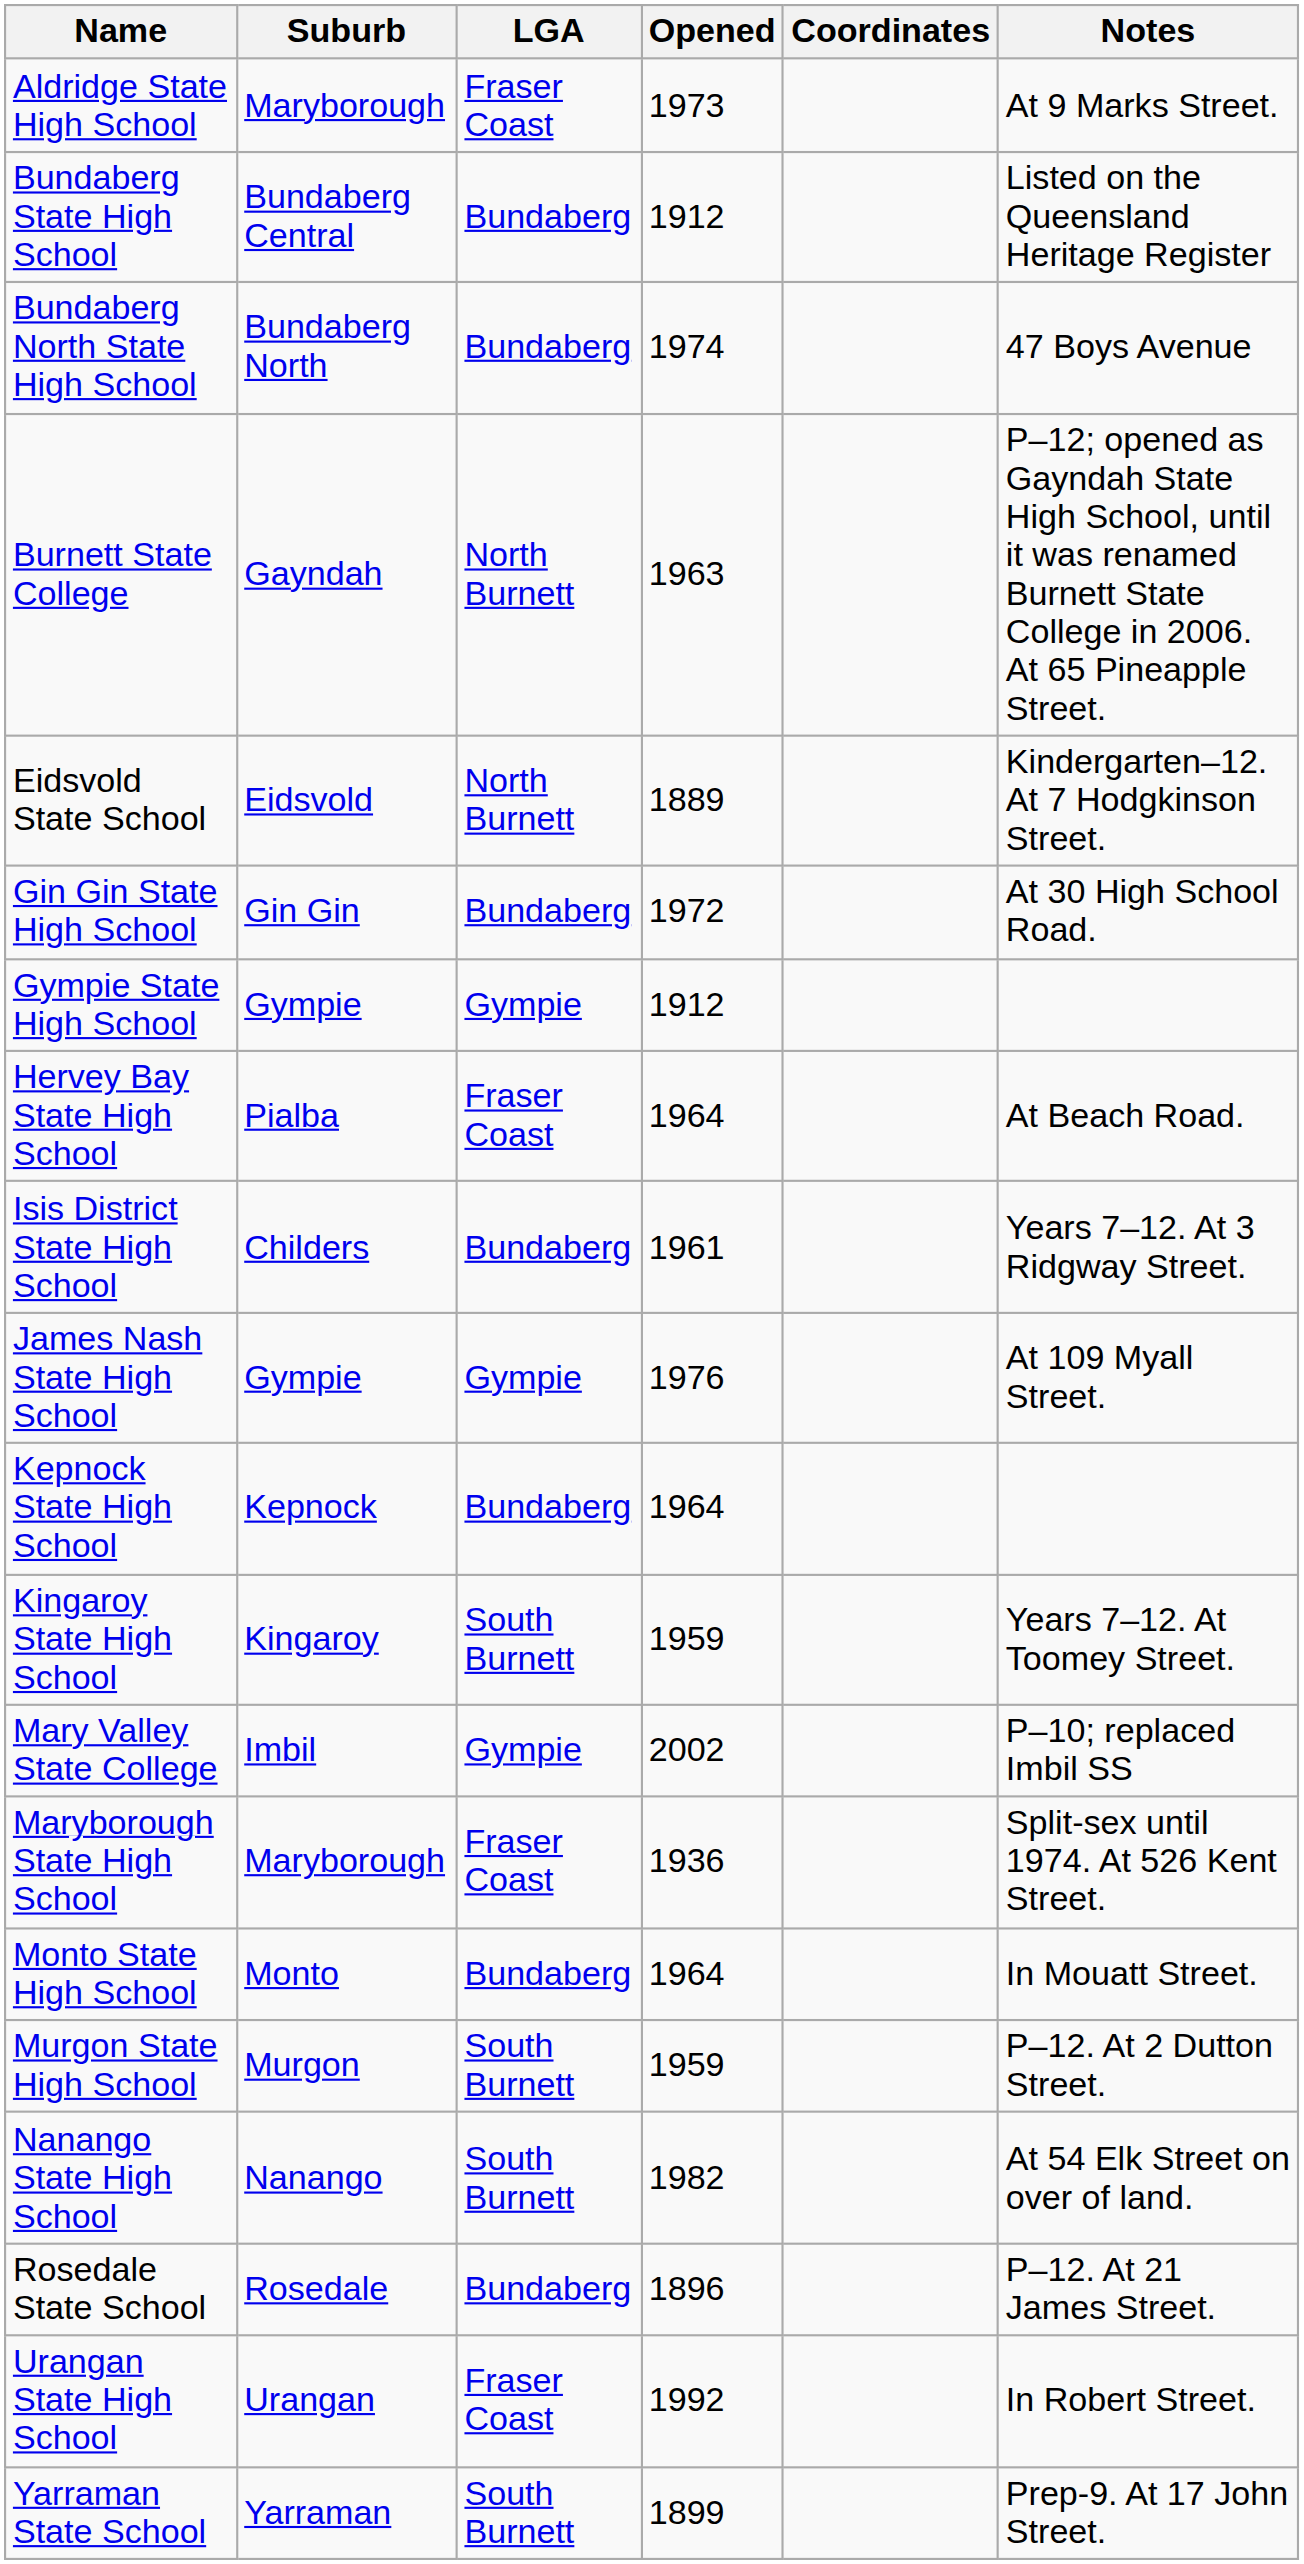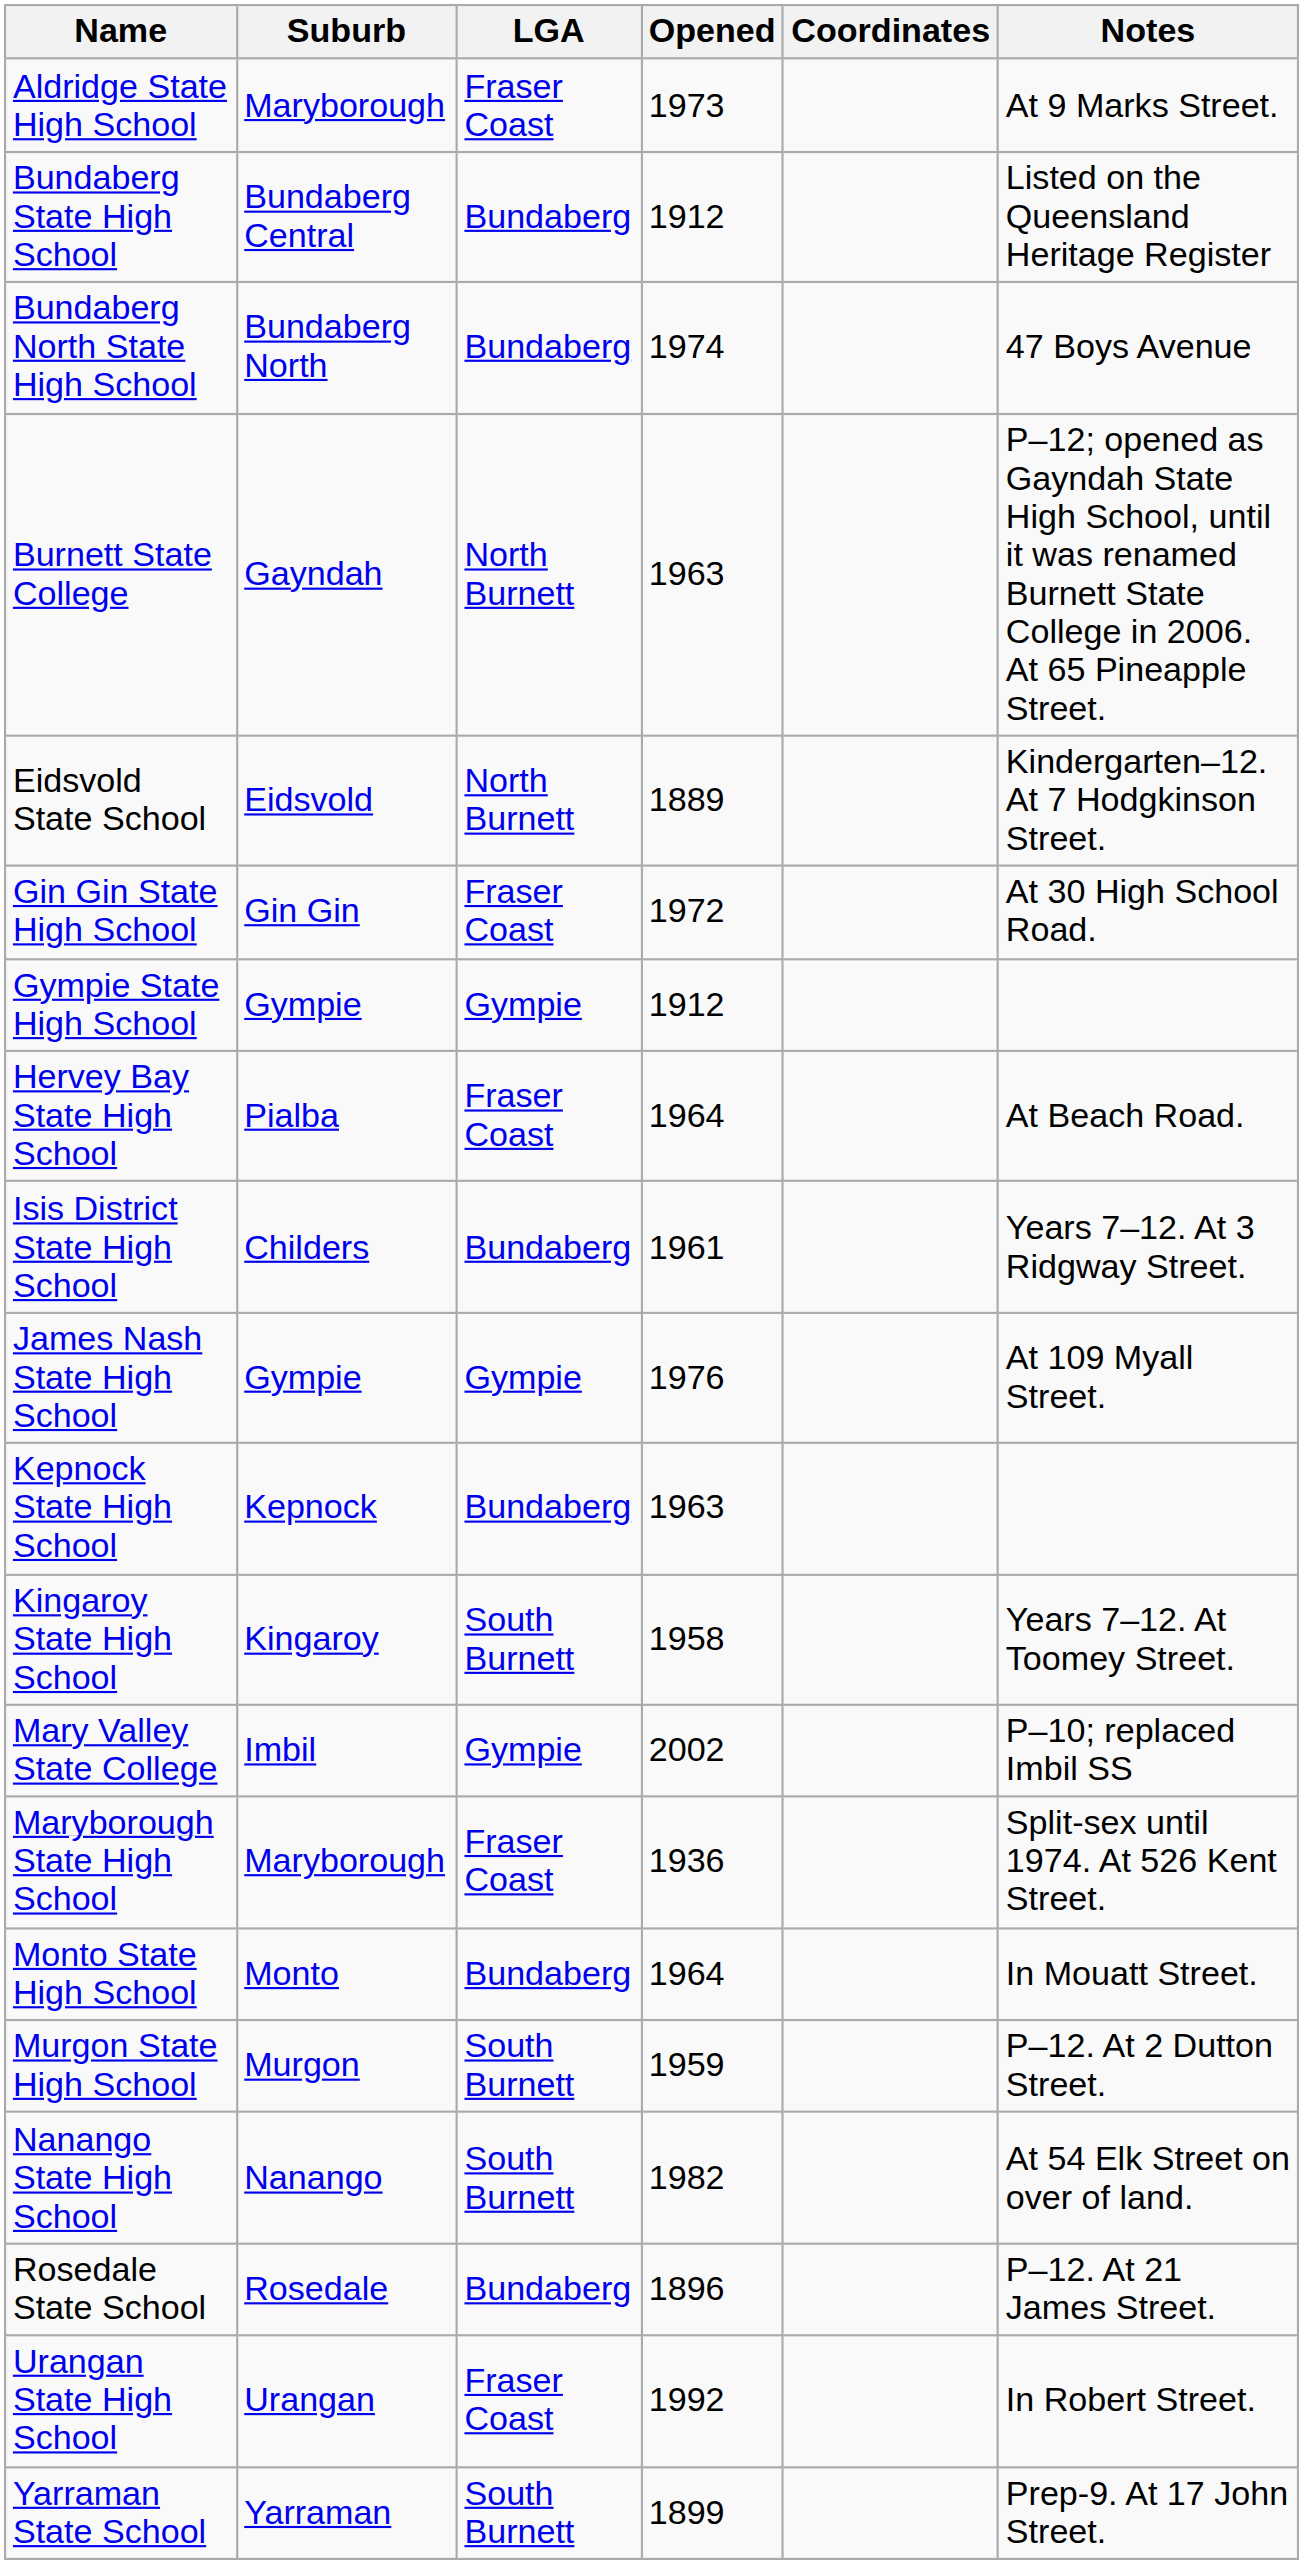(548, 911) Bundaberg -> (514, 911) Fraser Coast
(687, 1507) 1964 -> (687, 1507) 1963
(687, 1638) 1959 -> (687, 1638) 1958
